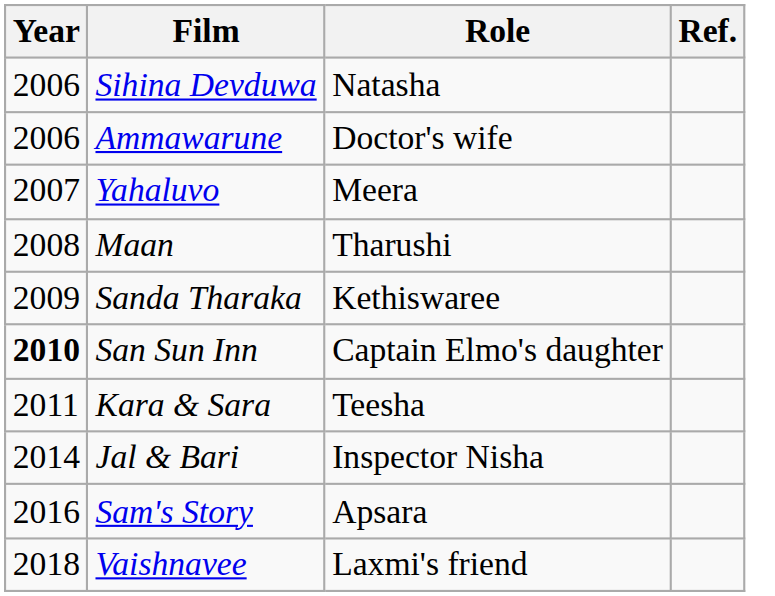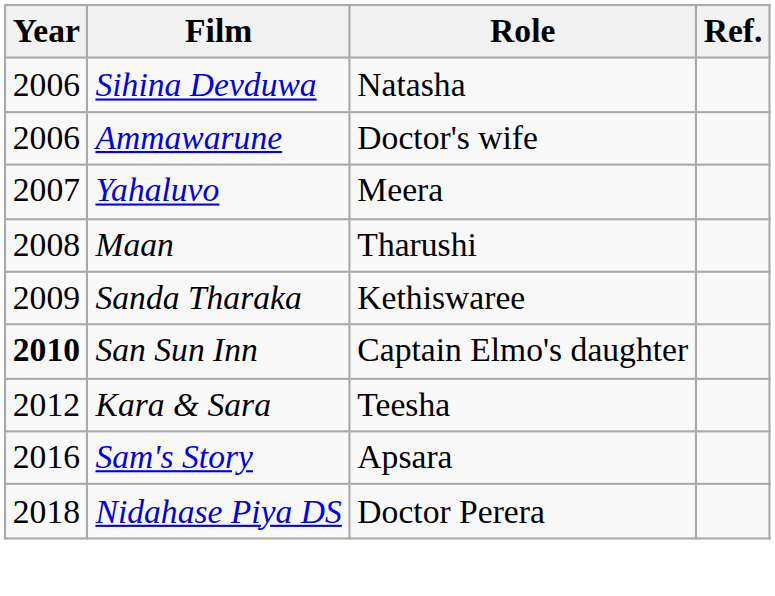(46, 404) 2011 -> (46, 404) 2012
- row: (167, 457)
- row: (171, 564)
+ row: (219, 510)
